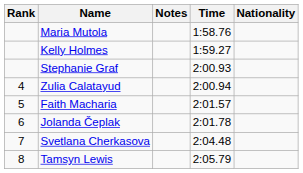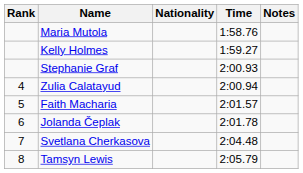columns swapped: (266, 13) <-> (171, 13)
